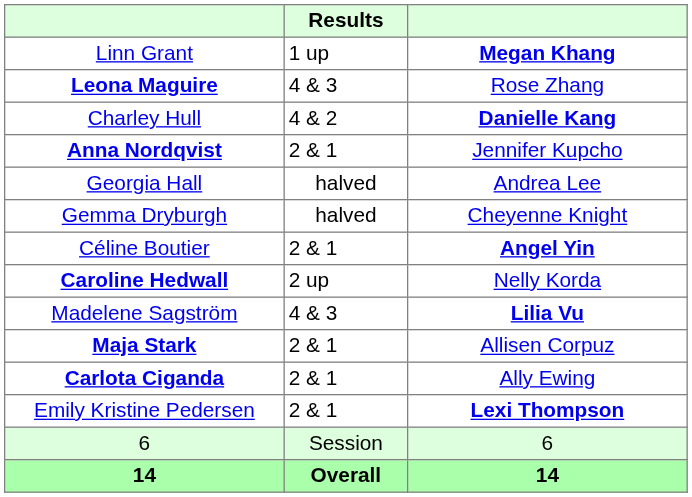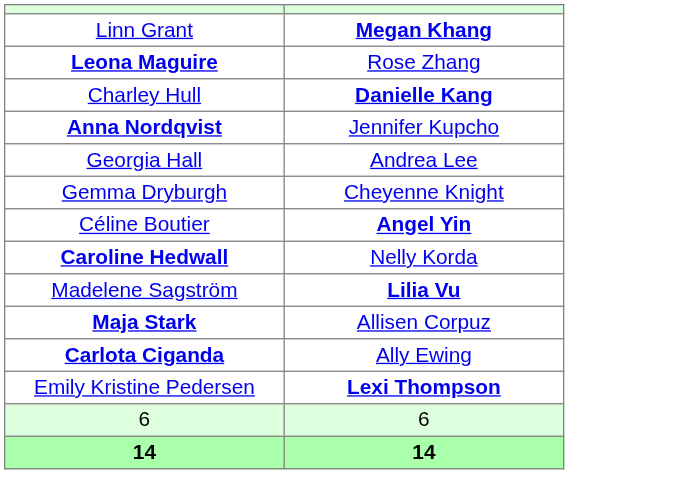- column: (346, 20)
